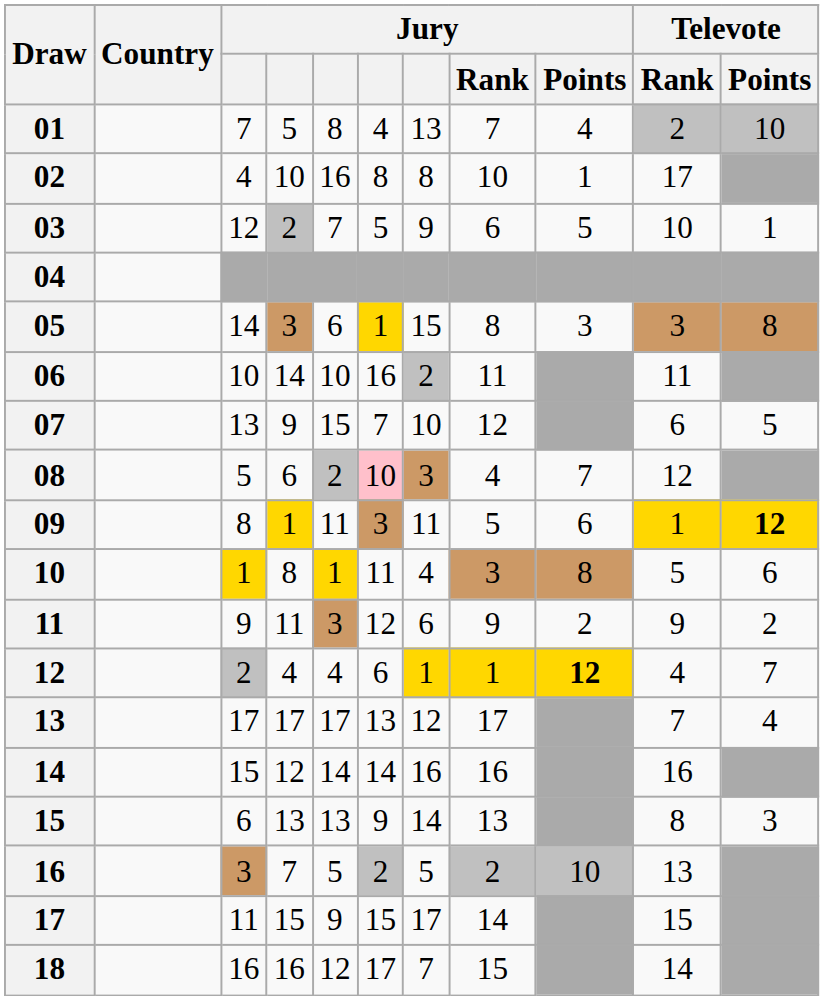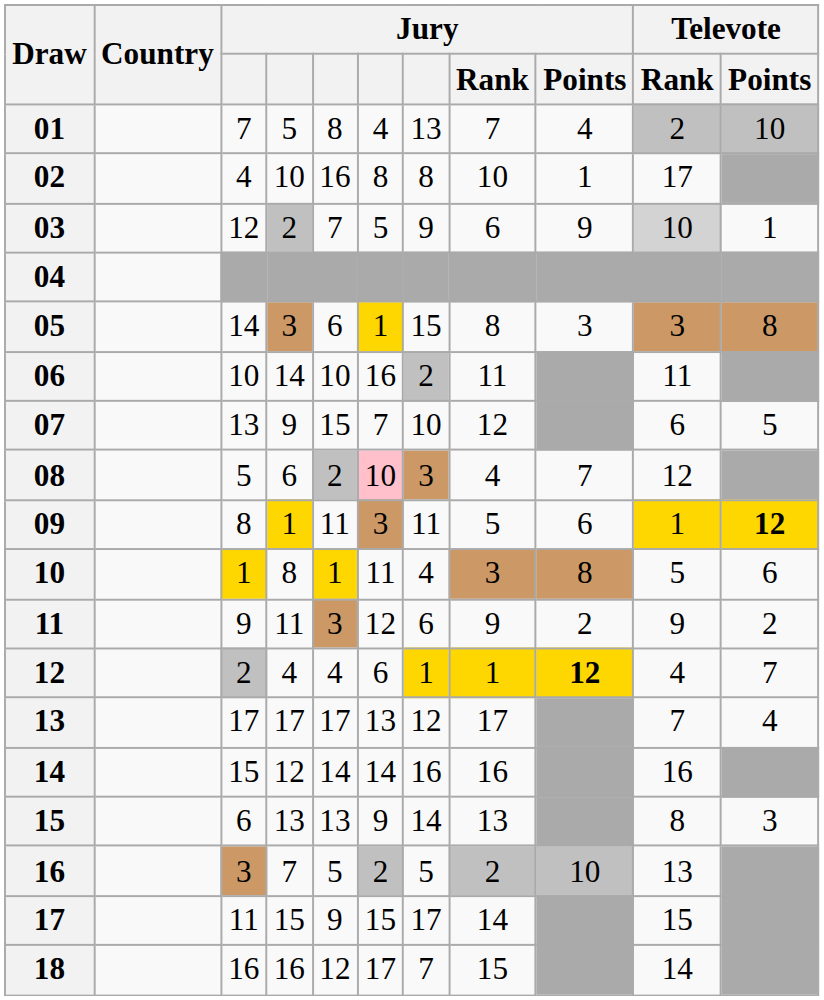(585, 227) 5 -> (585, 227) 9
(677, 227) no background -> (677, 227) lightgrey background
